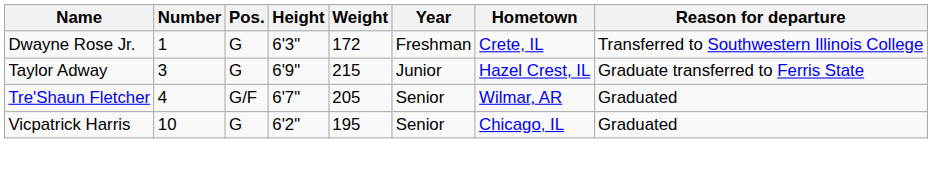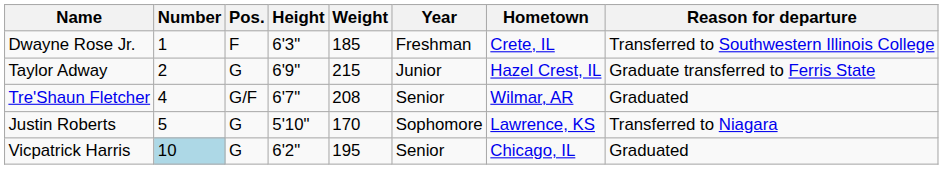(236, 44) G -> (234, 44) F
(346, 44) 172 -> (346, 44) 185
(163, 71) 3 -> (163, 71) 2
(346, 97) 205 -> (346, 97) 208
+ row: (62, 124)
(167, 124) no background -> (167, 151) lightblue background
